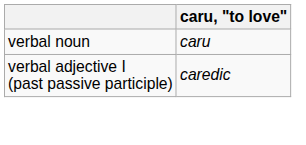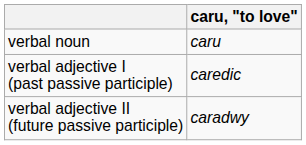+ row: (96, 117)
